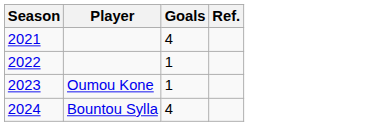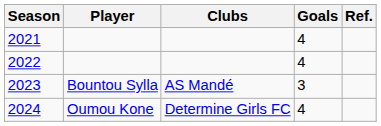+ column: (228, 16)
(169, 62) 1 -> (301, 62) 4
(110, 86) Oumou Kone -> (112, 86) Bountou Sylla
(169, 86) 1 -> (301, 86) 3
(112, 109) Bountou Sylla -> (110, 109) Oumou Kone
